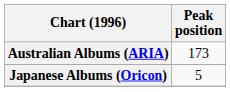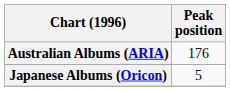(199, 53) 173 -> (199, 53) 176
